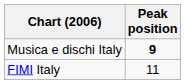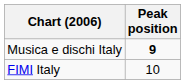(153, 69) 11 -> (153, 69) 10
